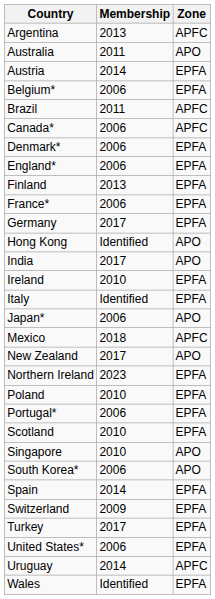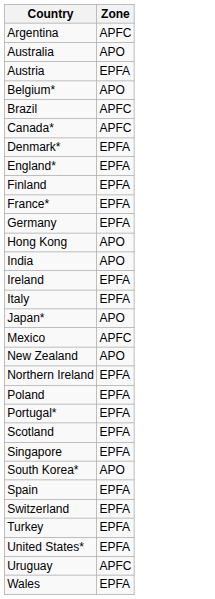- column: (135, 14)
(191, 90) EPFA -> (112, 90) APO
(188, 451) APO -> (115, 451) EPFA
